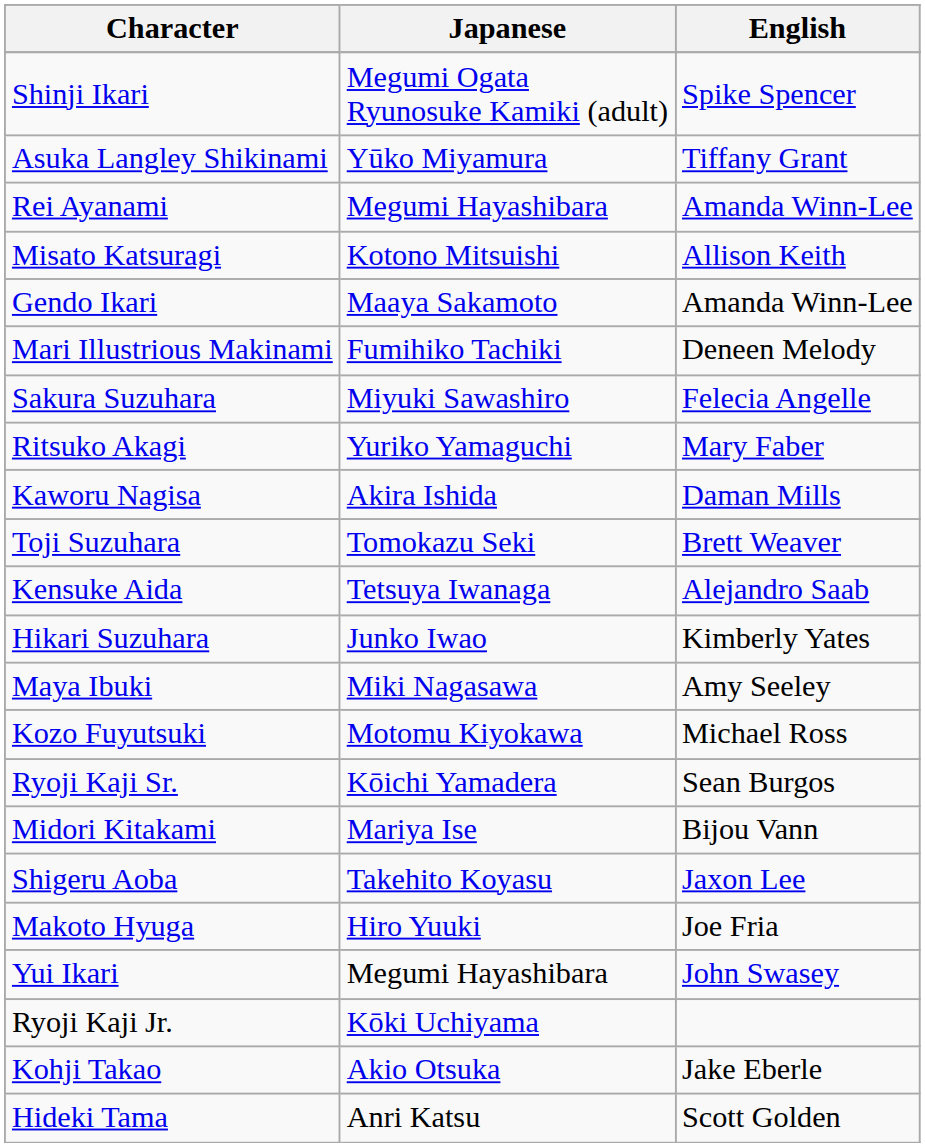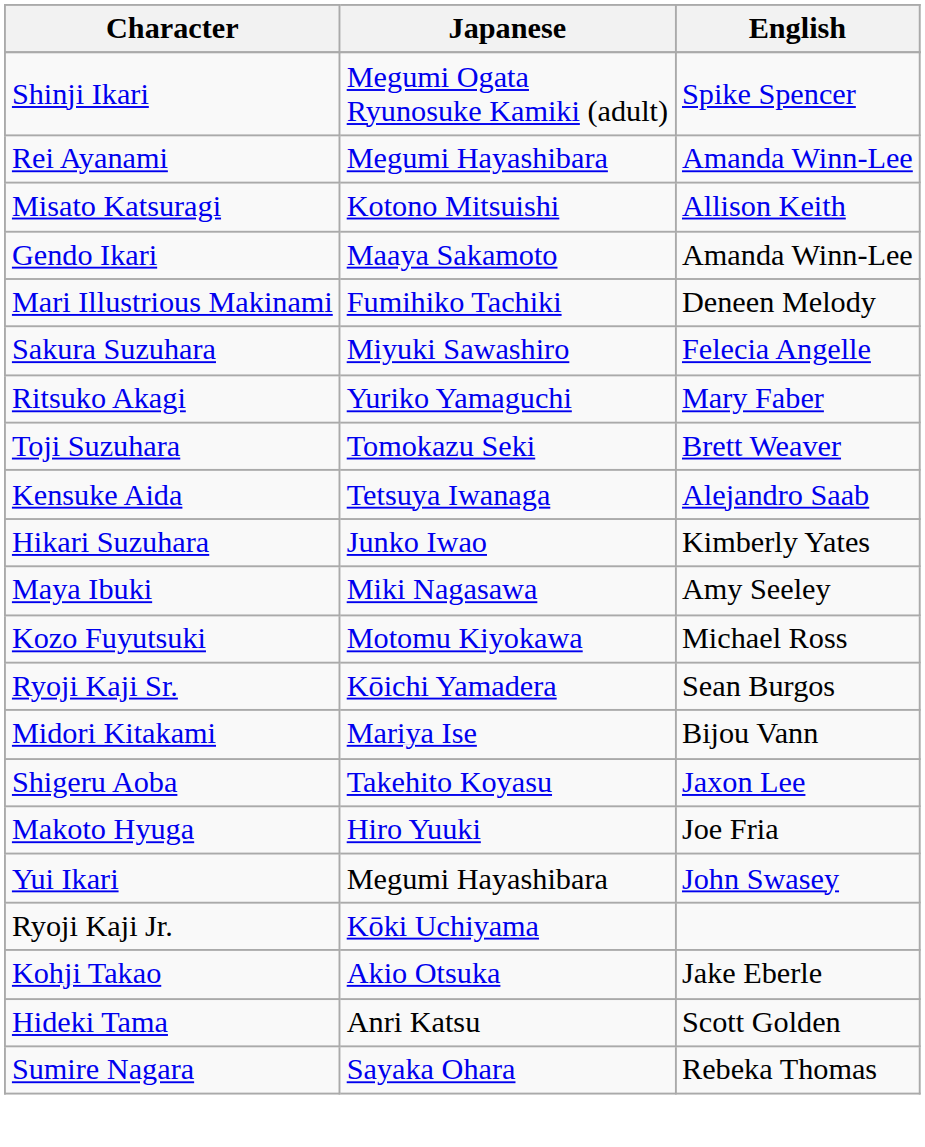- row: (170, 158)
- row: (106, 494)
+ row: (103, 1069)
